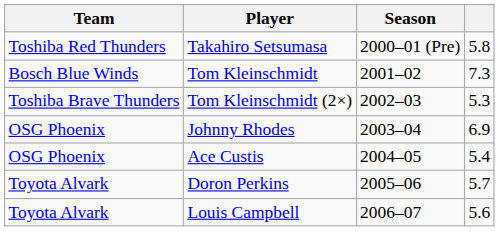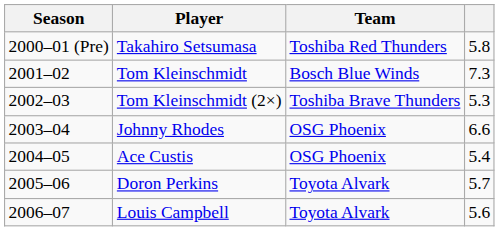columns swapped: (410, 18) <-> (94, 18)
(479, 128) 6.9 -> (479, 128) 6.6
